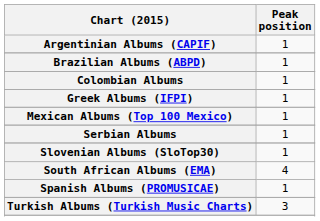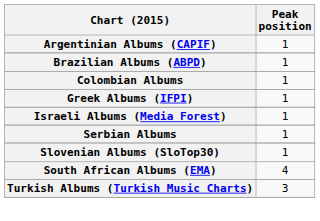+ row: (130, 116)
- row: (130, 116)
- row: (130, 188)
